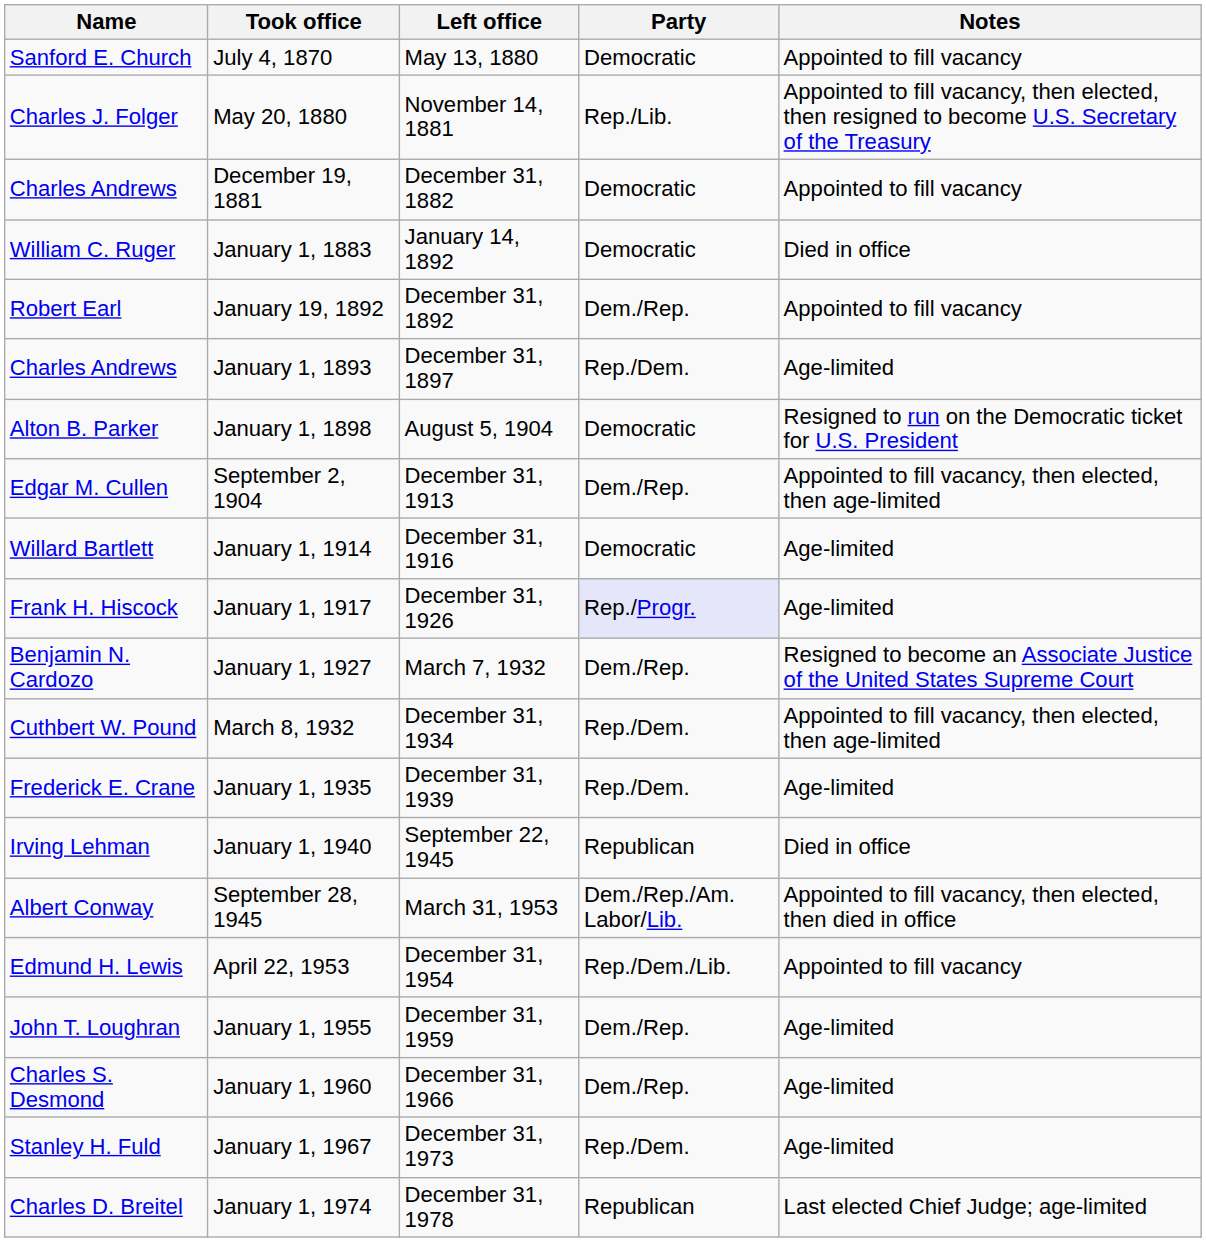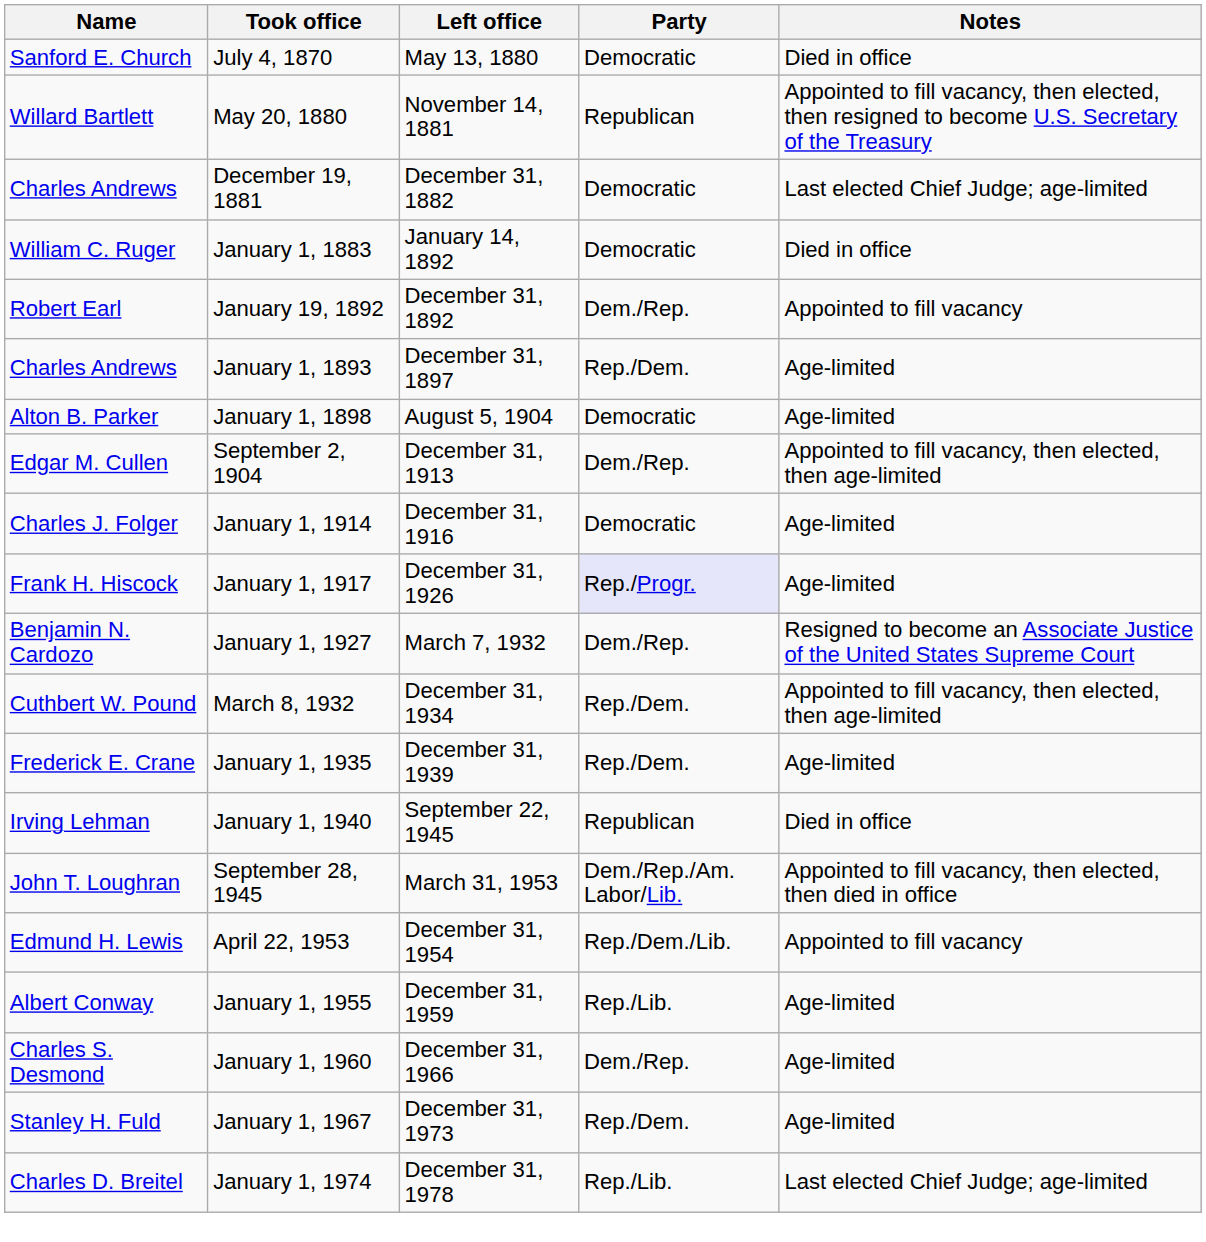(903, 57) Appointed to fill vacancy -> (848, 57) Died in office
(94, 116) Charles J. Folger -> (82, 116) Willard Bartlett
(628, 116) Rep./Lib. -> (639, 116) Republican
(903, 189) Appointed to fill vacancy -> (966, 189) Last elected Chief Judge; age-limited
(983, 428) Resigned to run on the Democratic ticket for U.S. President -> (840, 416) Age-limited
(82, 548) Willard Bartlett -> (94, 523) Charles J. Folger
(82, 907) Albert Conway -> (95, 882) John T. Loughran
(95, 1027) John T. Loughran -> (82, 1002) Albert Conway
(637, 1027) Dem./Rep. -> (628, 1002) Rep./Lib.
(639, 1206) Republican -> (628, 1181) Rep./Lib.
